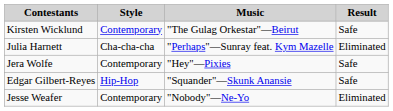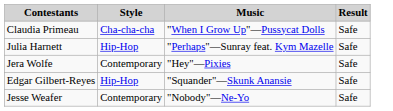- row: (45, 30)
+ row: (43, 30)
(127, 47) Cha-cha-cha -> (119, 47) Hip-Hop
(362, 47) Eliminated -> (348, 47) Safe
(362, 98) Eliminated -> (348, 98) Safe
